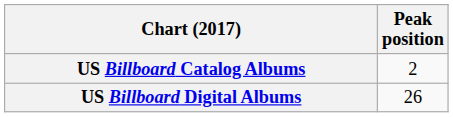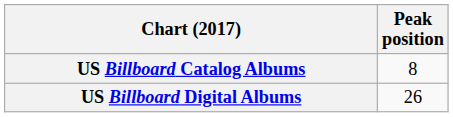(413, 68) 2 -> (413, 68) 8
